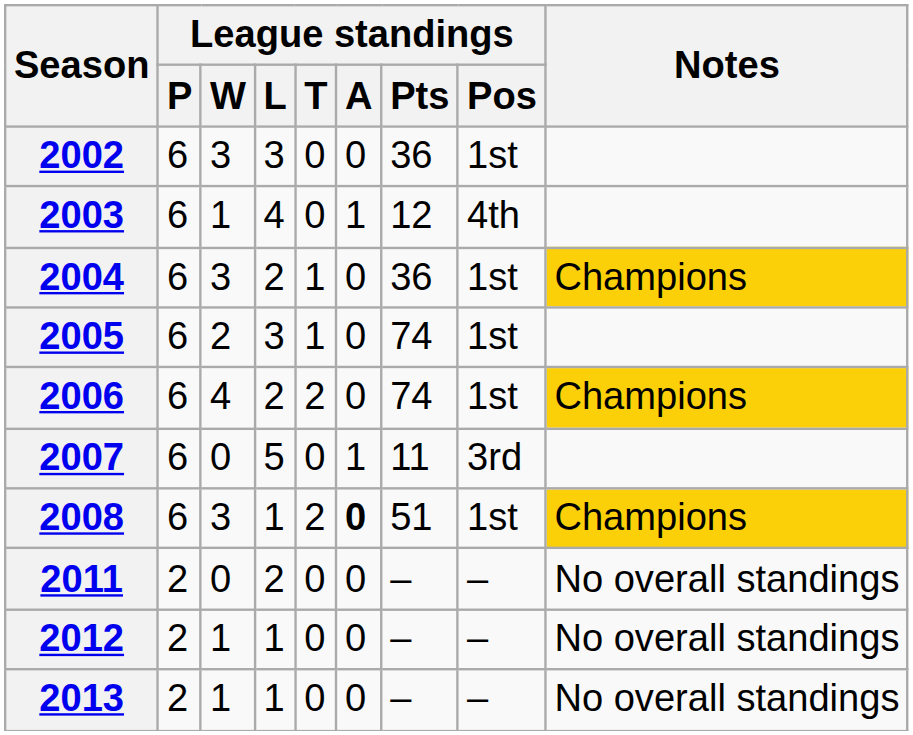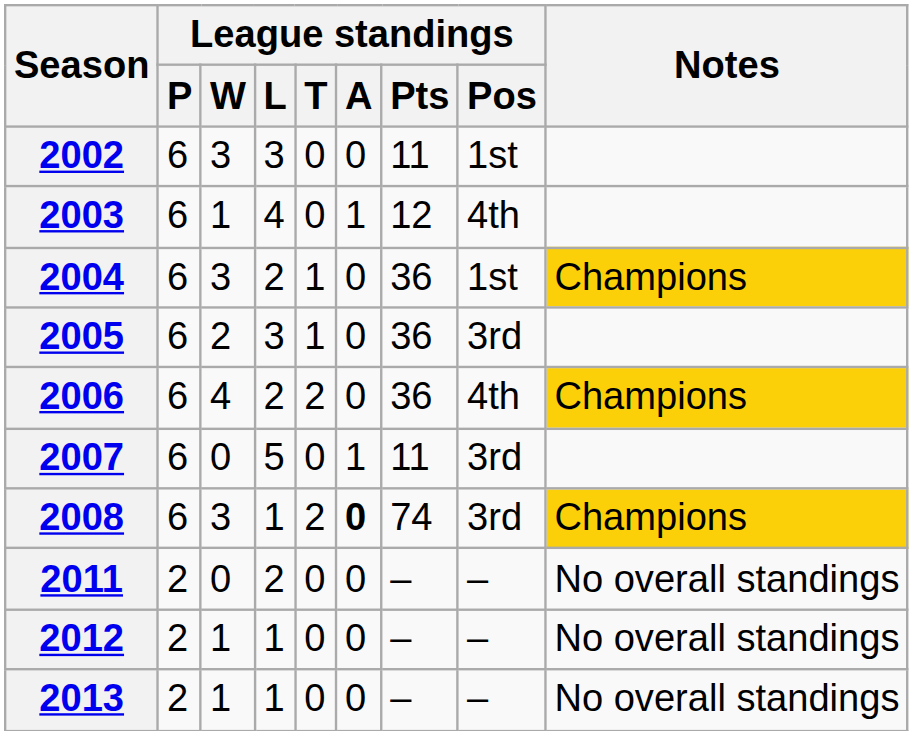(411, 155) 36 -> (410, 155) 11
(411, 336) 74 -> (411, 336) 36
(492, 336) 1st -> (495, 336) 3rd
(411, 397) 74 -> (411, 397) 36
(492, 397) 1st -> (493, 397) 4th
(411, 517) 51 -> (411, 517) 74
(492, 517) 1st -> (495, 517) 3rd
